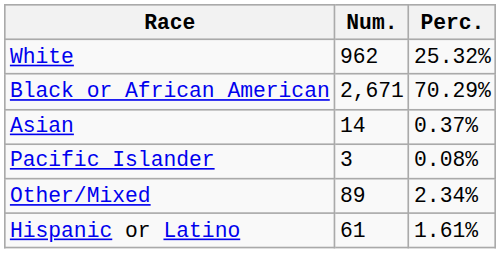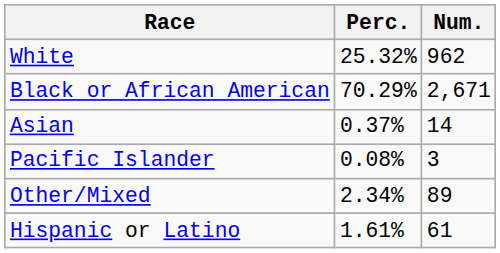columns swapped: (372, 22) <-> (452, 22)
